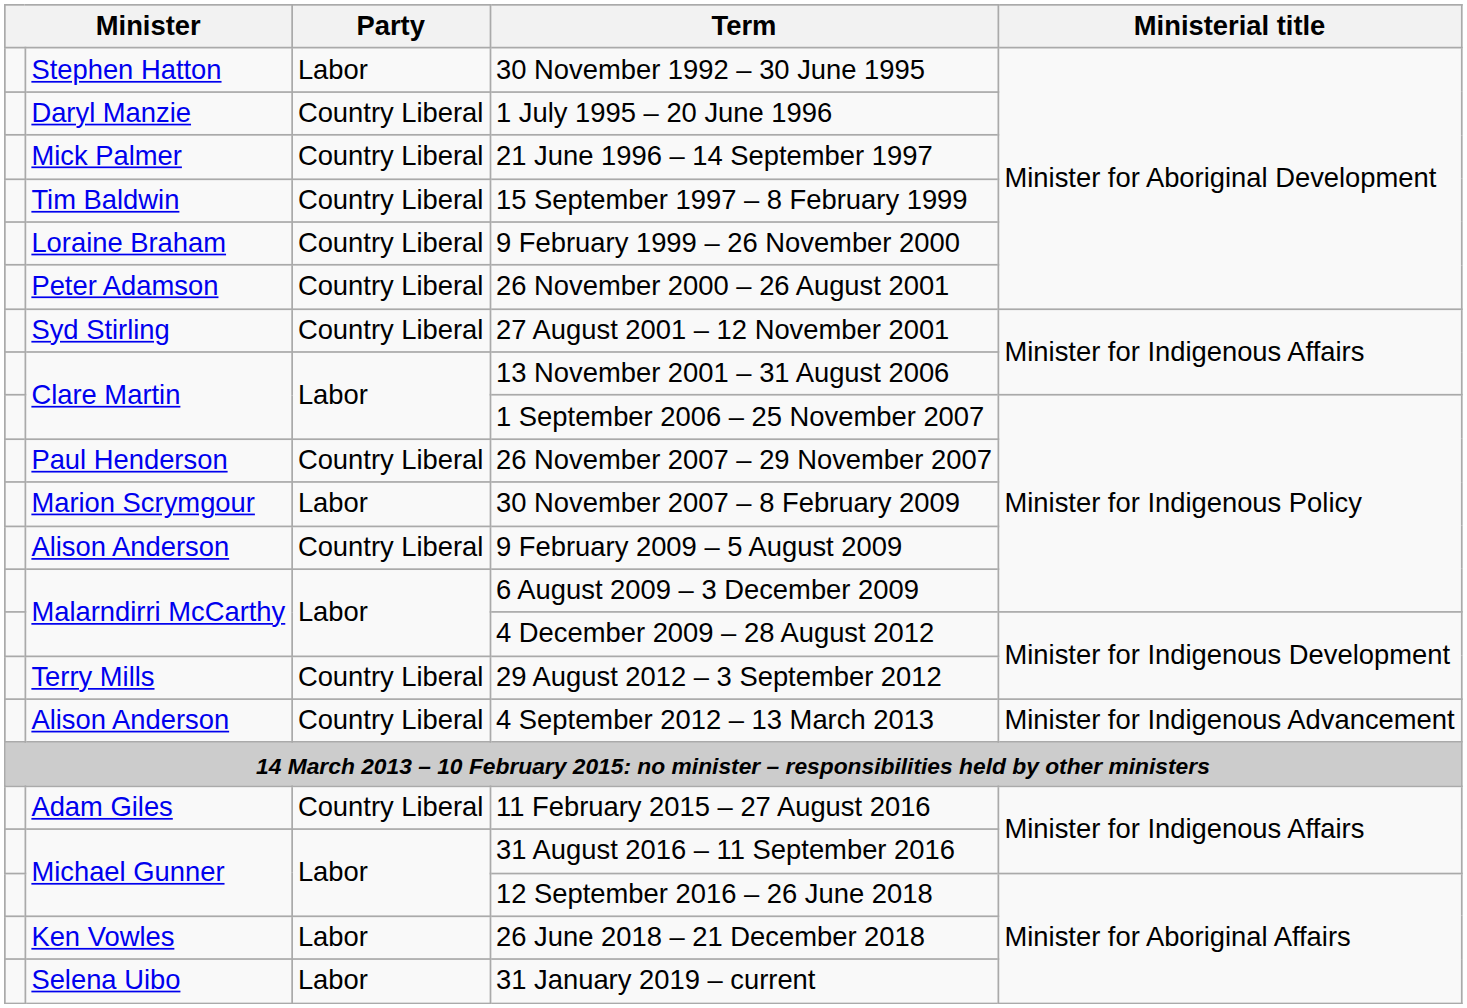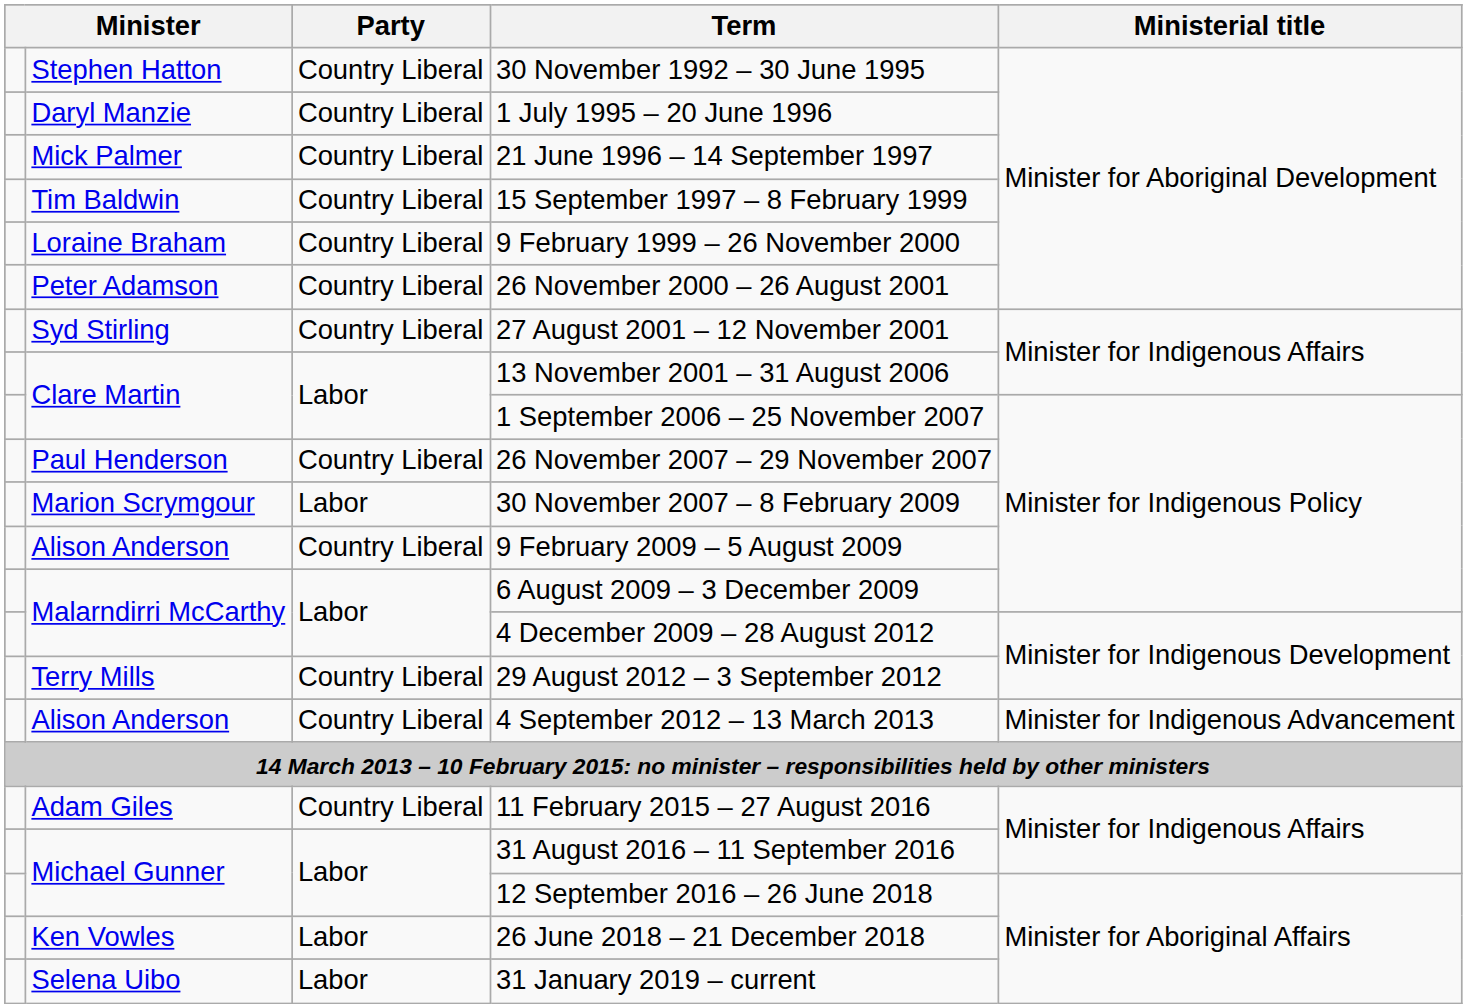(333, 69) Labor -> (391, 69) Country Liberal
